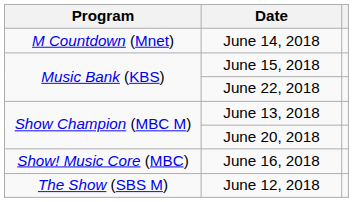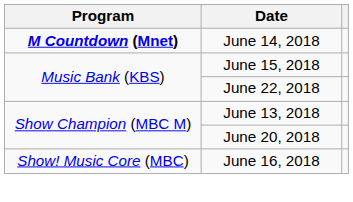(103, 40) normal -> (103, 40) bold
- row: (271, 185)
